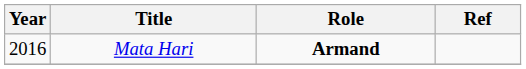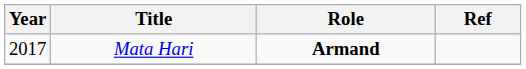(28, 49) 2016 -> (28, 49) 2017
